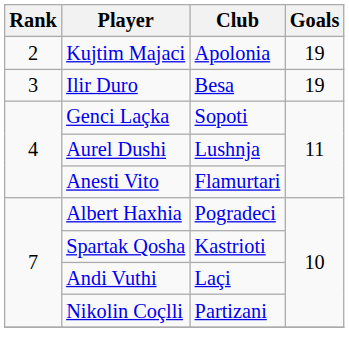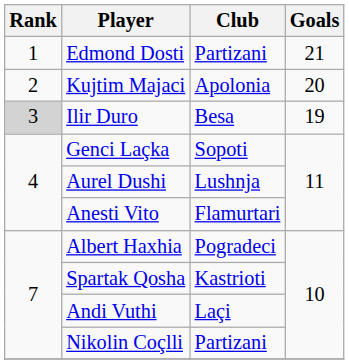+ row: (125, 52)
(315, 52) 19 -> (315, 85) 20
(33, 85) no background -> (33, 117) lightgrey background
